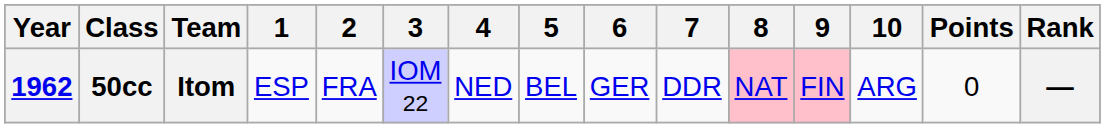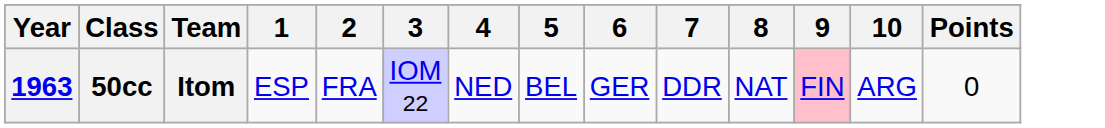- column: (1060, 27)
(42, 86) 1962 -> (42, 86) 1963
(761, 86) pink background -> (761, 86) no background
